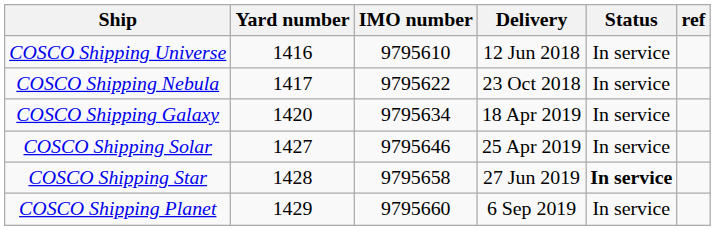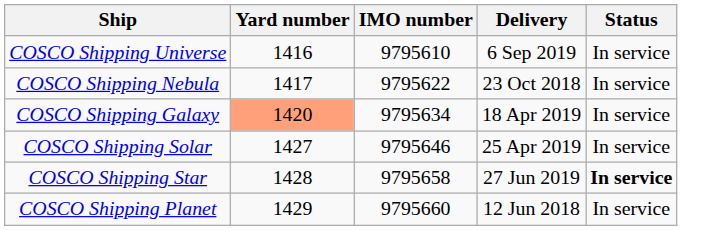- column: (693, 20)
(532, 51) 12 Jun 2018 -> (532, 51) 6 Sep 2019
(293, 114) no background -> (293, 114) lightsalmon background
(532, 209) 6 Sep 2019 -> (532, 209) 12 Jun 2018
